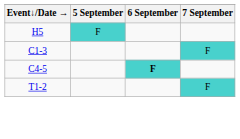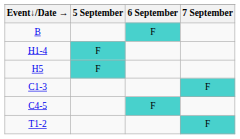+ row: (38, 32)
+ row: (38, 50)
(153, 69) bold -> (153, 106) normal
